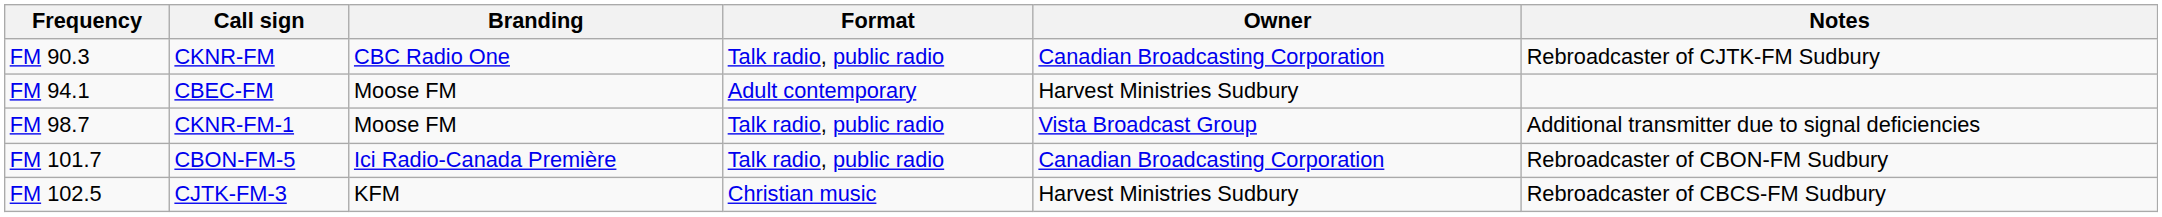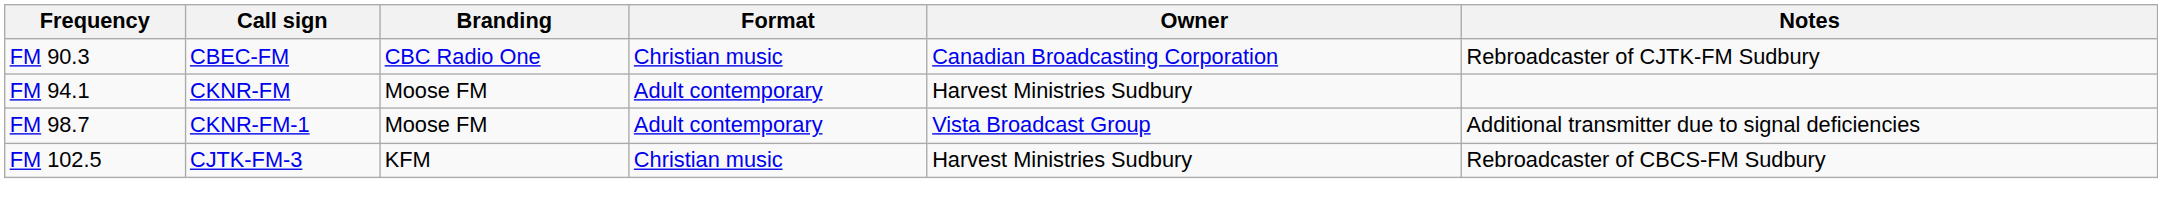(225, 56) CKNR-FM -> (240, 56) CBEC-FM
(836, 56) Talk radio, public radio -> (708, 56) Christian music
(224, 90) CBEC-FM -> (240, 90) CKNR-FM
(836, 125) Talk radio, public radio -> (728, 125) Adult contemporary
- row: (56, 159)
